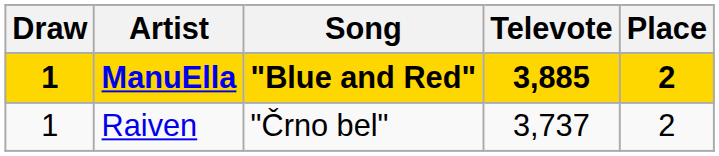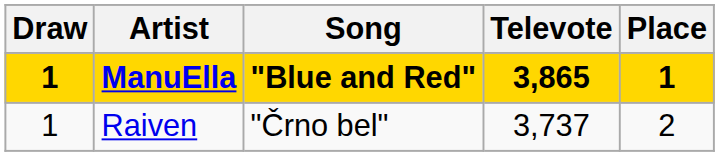(551, 77) 3,885 -> (551, 77) 3,865
(667, 77) 2 -> (667, 77) 1
